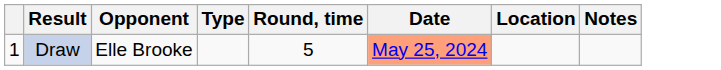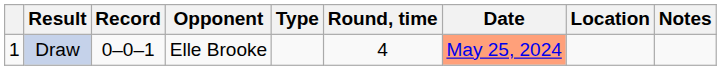+ column: (128, 19)
(308, 49) 5 -> (383, 49) 4
